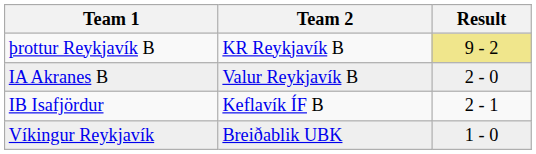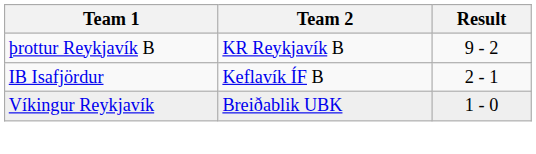(482, 47) khaki background -> (482, 47) no background
- row: (58, 76)
